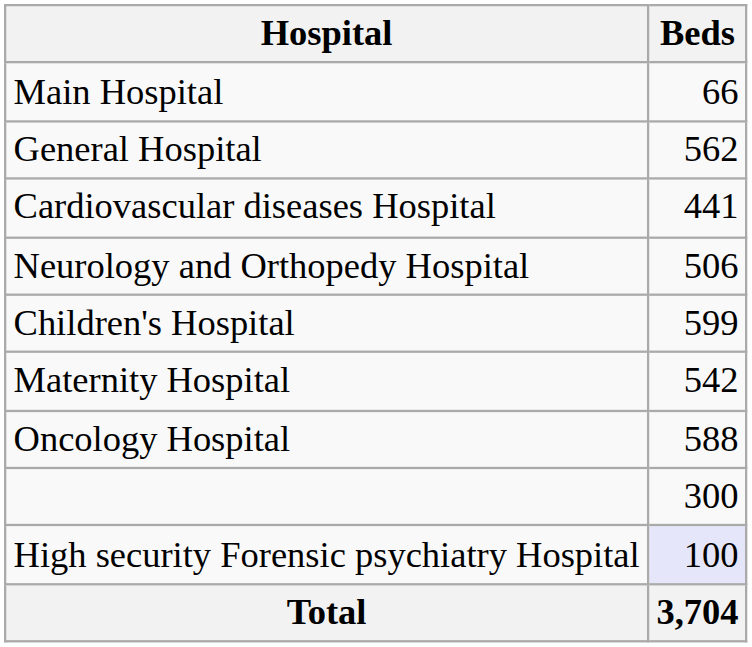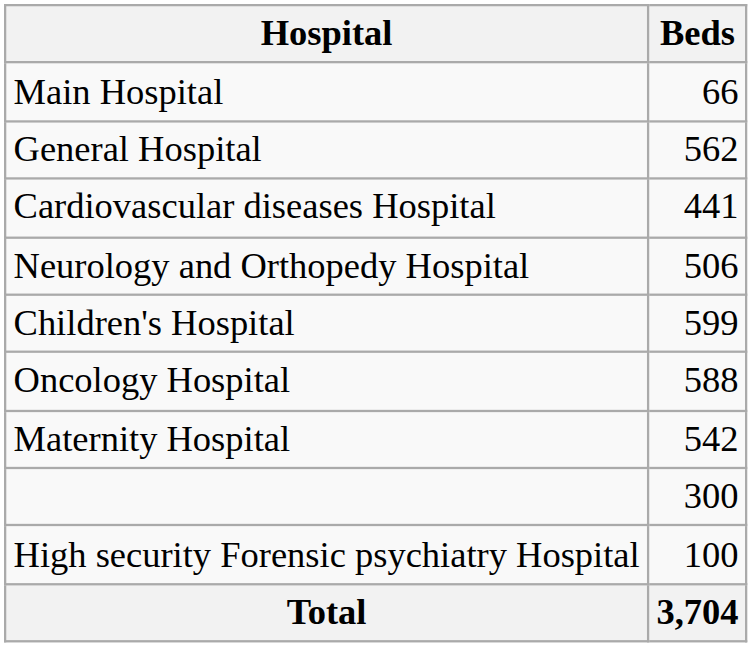rows swapped: (152, 380) <-> (152, 438)
(711, 554) lavender background -> (711, 554) no background
